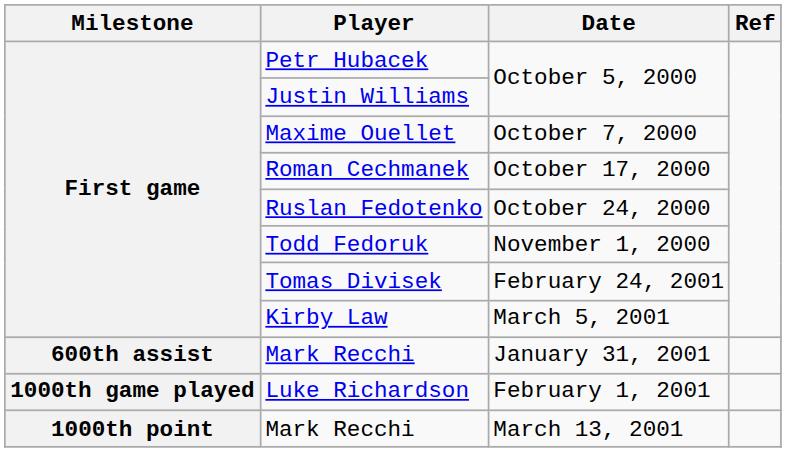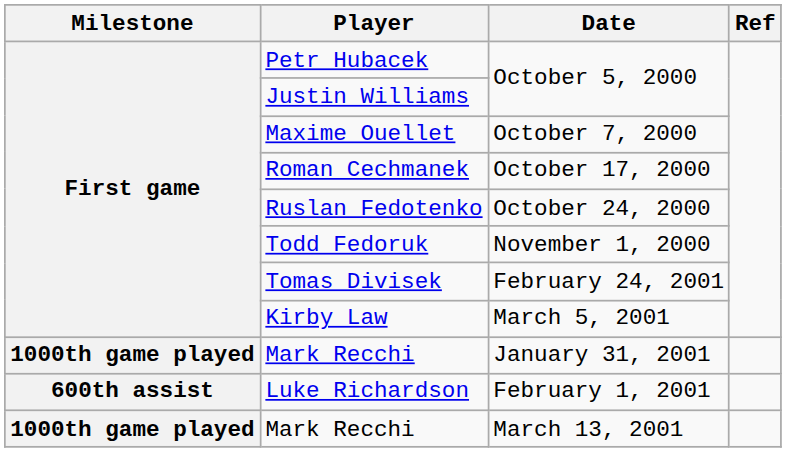(132, 355) 600th assist -> (132, 355) 1000th game played
(132, 392) 1000th game played -> (132, 392) 600th assist
(132, 429) 1000th point -> (132, 429) 1000th game played
